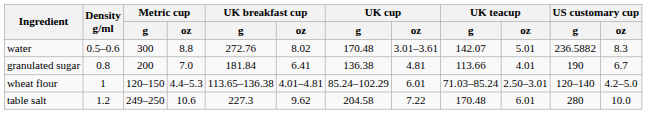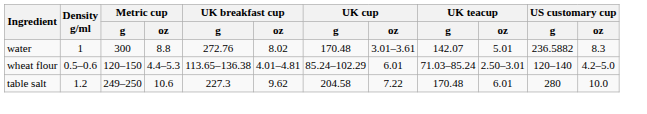(103, 48) 0.5–0.6 -> (80, 48) 1
- row: (44, 65)
(103, 83) 1 -> (80, 65) 0.5–0.6
